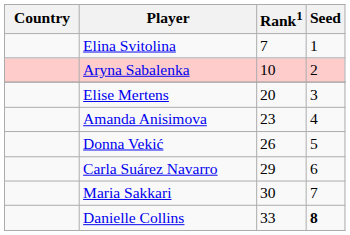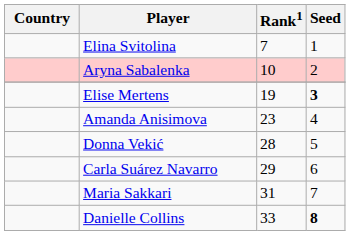(268, 94) 20 -> (268, 94) 19
(314, 94) normal -> (314, 94) bold
(268, 144) 26 -> (268, 144) 28
(268, 193) 30 -> (268, 193) 31
